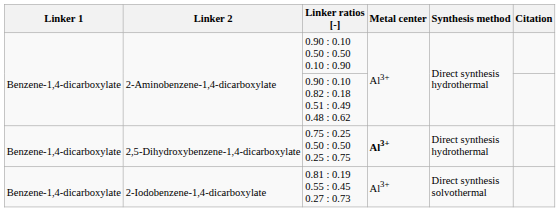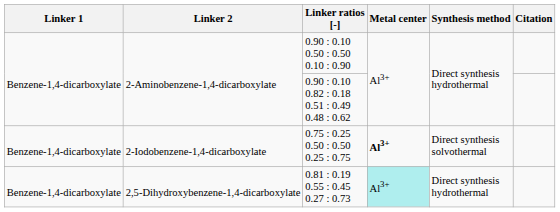(213, 152) 2,5-Dihydroxybenzene-1,4-dicarboxylate -> (196, 152) 2-Iodobenzene-1,4-dicarboxylate
(465, 146) Direct synthesis hydrothermal -> (465, 146) Direct synthesis solvothermal
(196, 192) 2-Iodobenzene-1,4-dicarboxylate -> (213, 192) 2,5-Dihydroxybenzene-1,4-dicarboxylate
(380, 186) no background -> (380, 186) paleturquoise background
(465, 186) Direct synthesis solvothermal -> (465, 186) Direct synthesis hydrothermal
